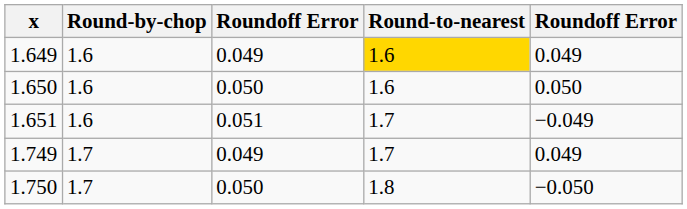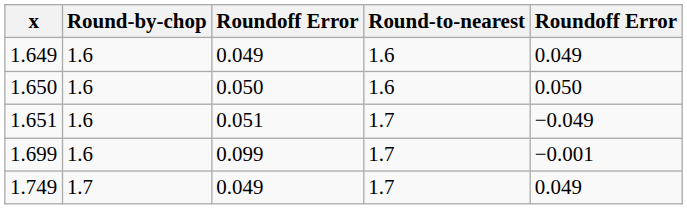(381, 54) gold background -> (381, 54) no background
+ row: (34, 154)
- row: (34, 187)
